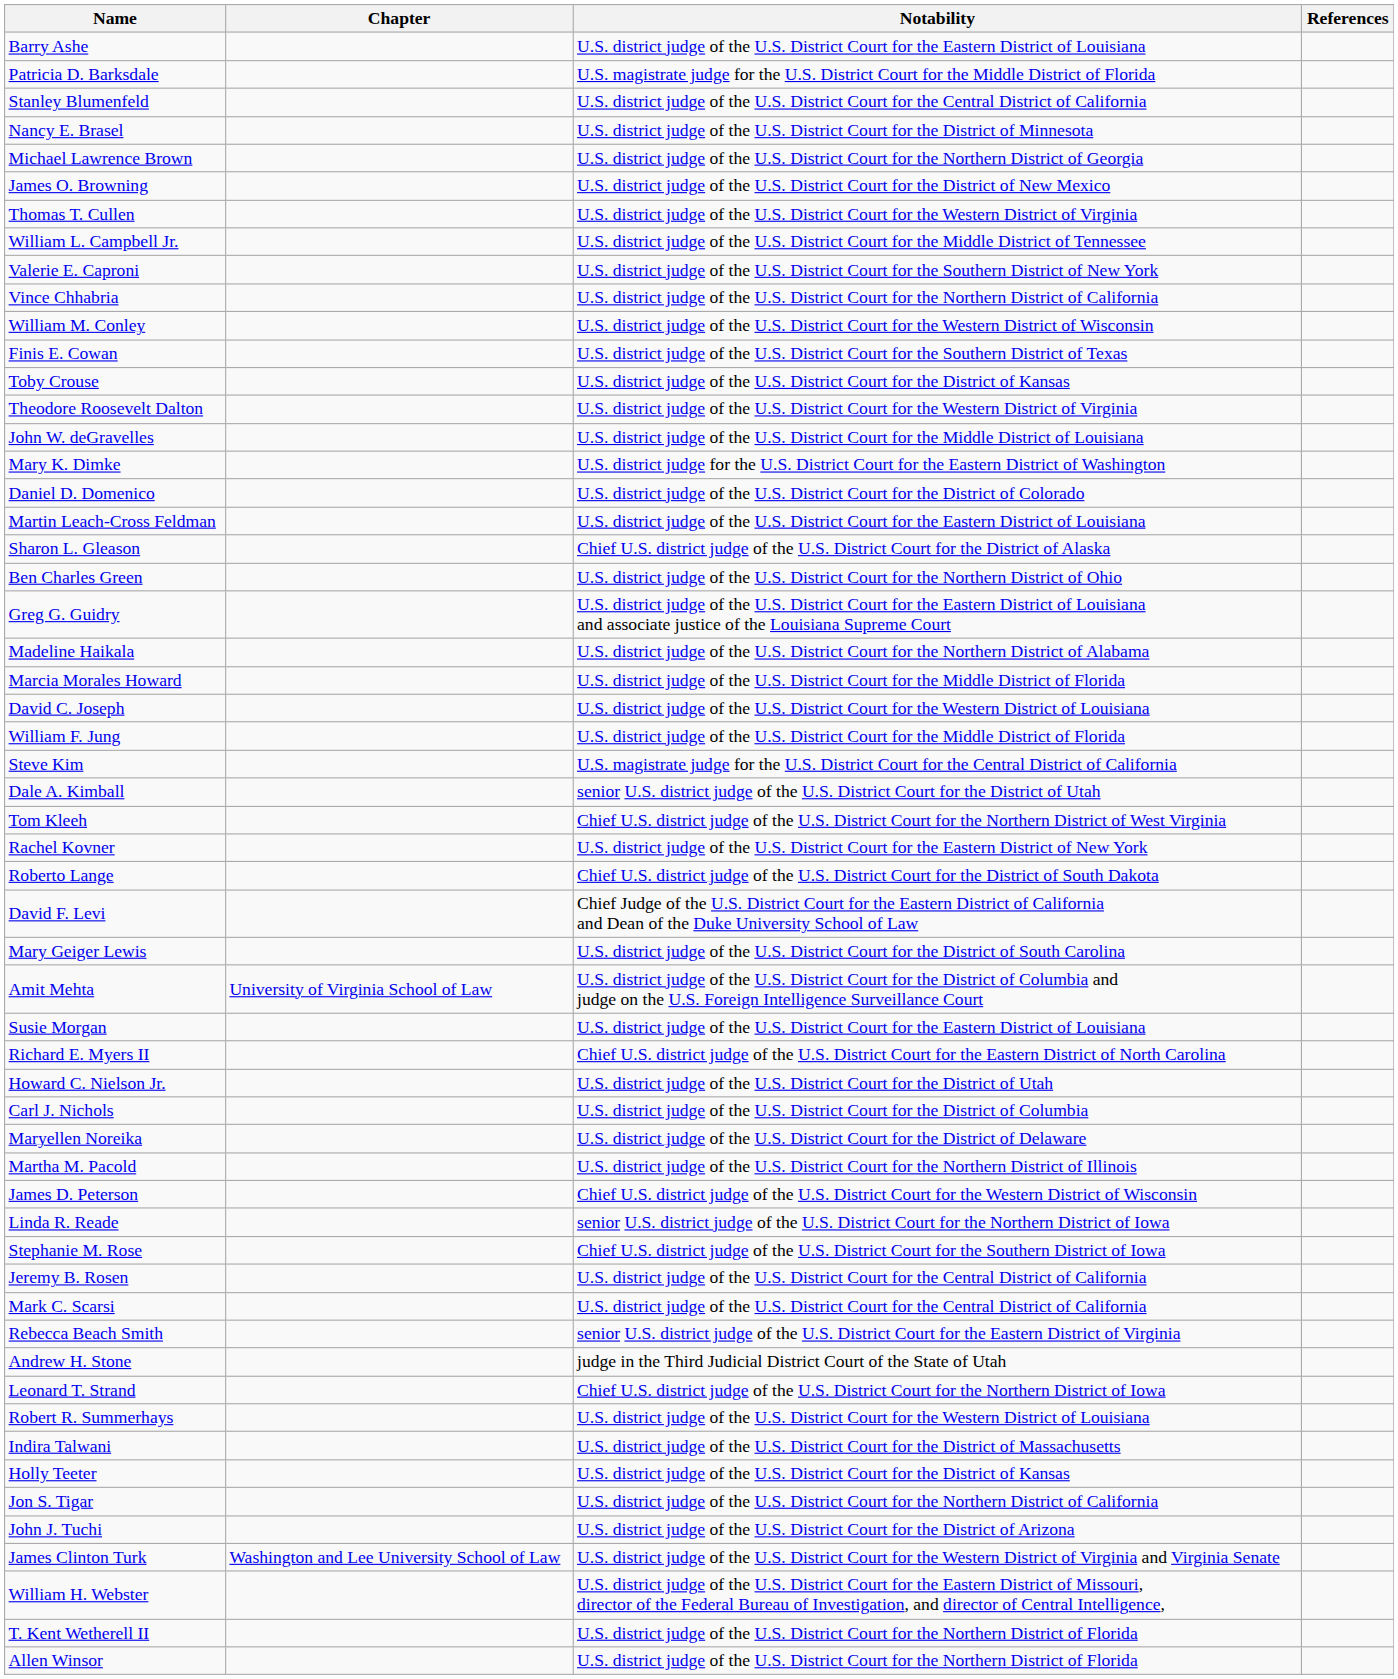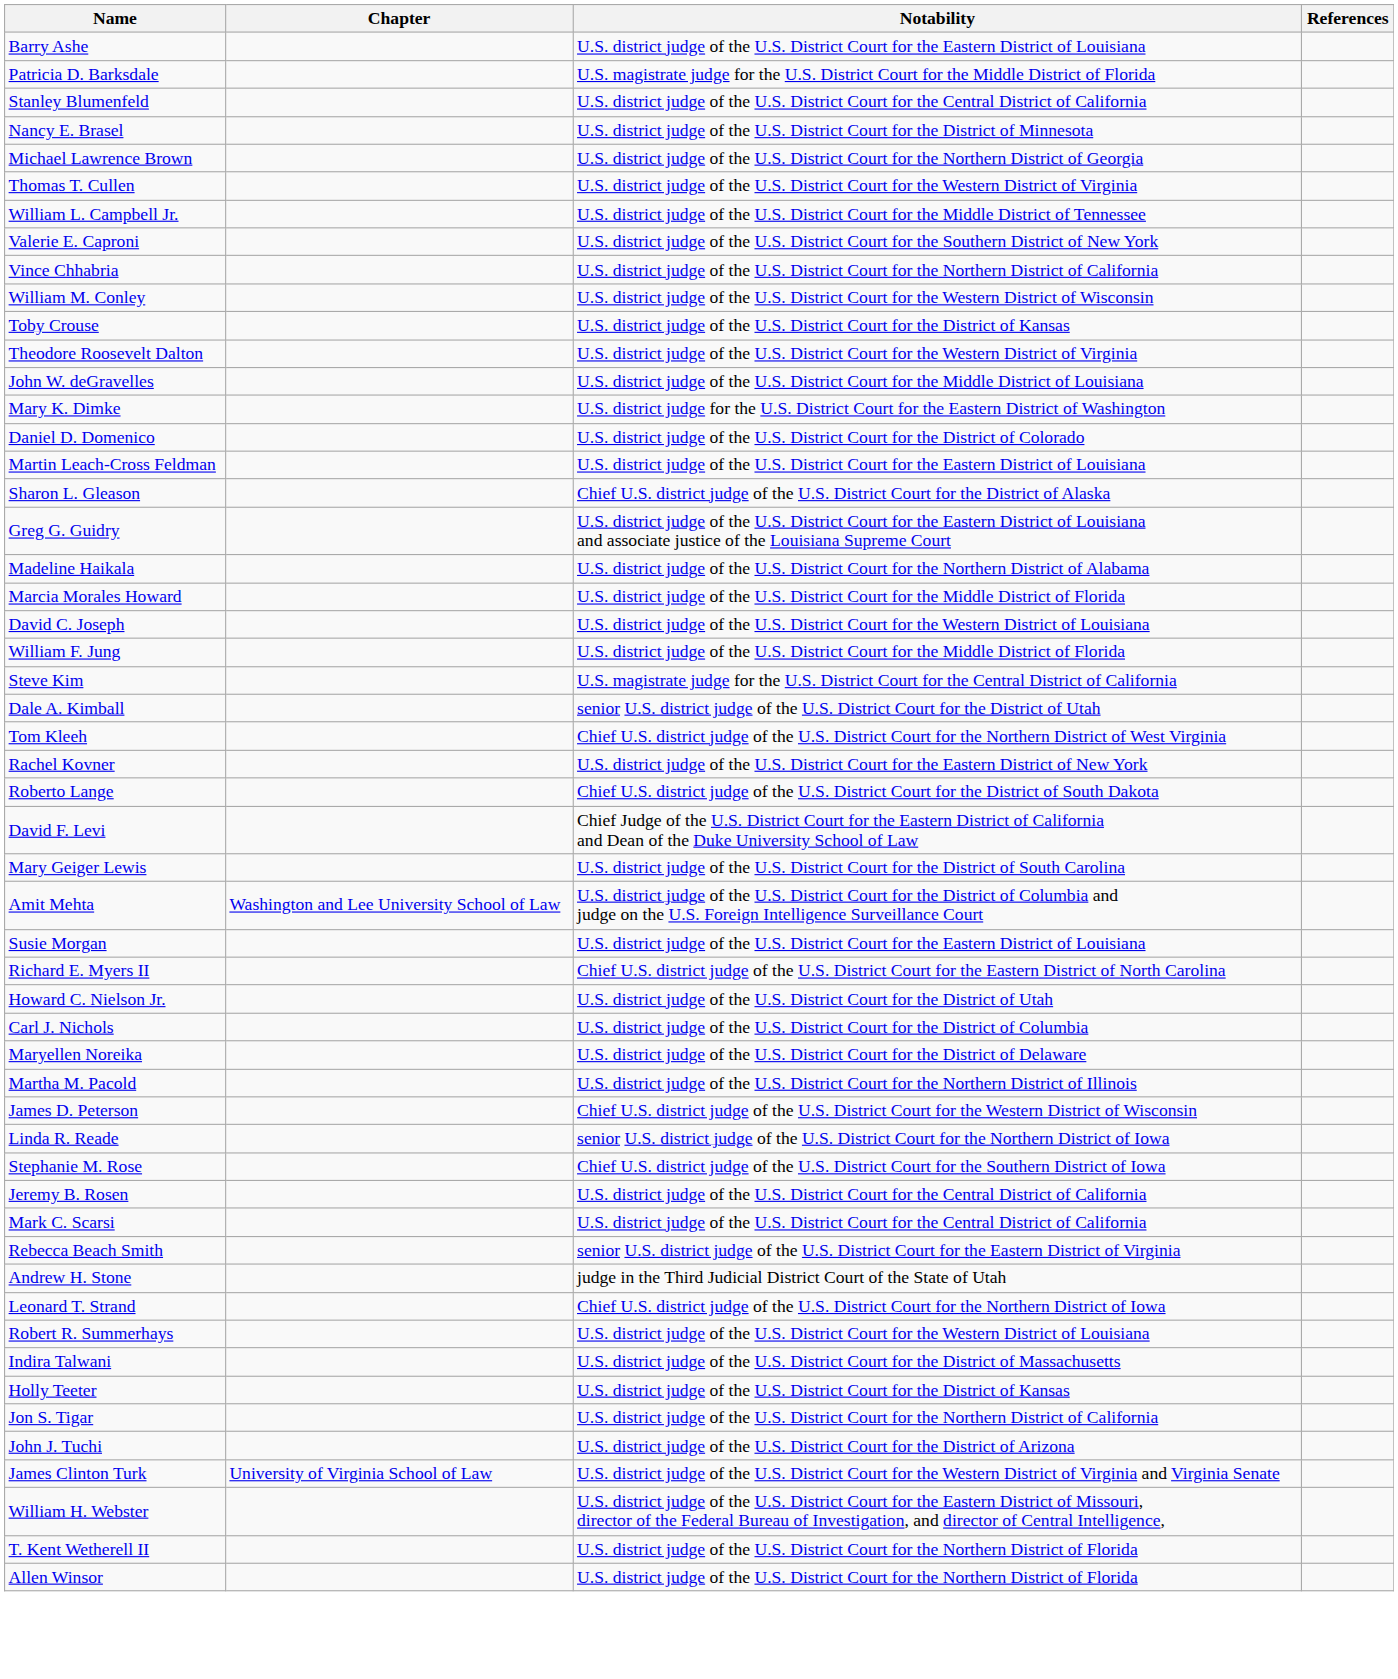- row: (78, 185)
- row: (63, 353)
- row: (76, 576)
(361, 989) University of Virginia School of Law -> (395, 905) Washington and Lee University School of Law
(395, 1557) Washington and Lee University School of Law -> (361, 1473) University of Virginia School of Law
